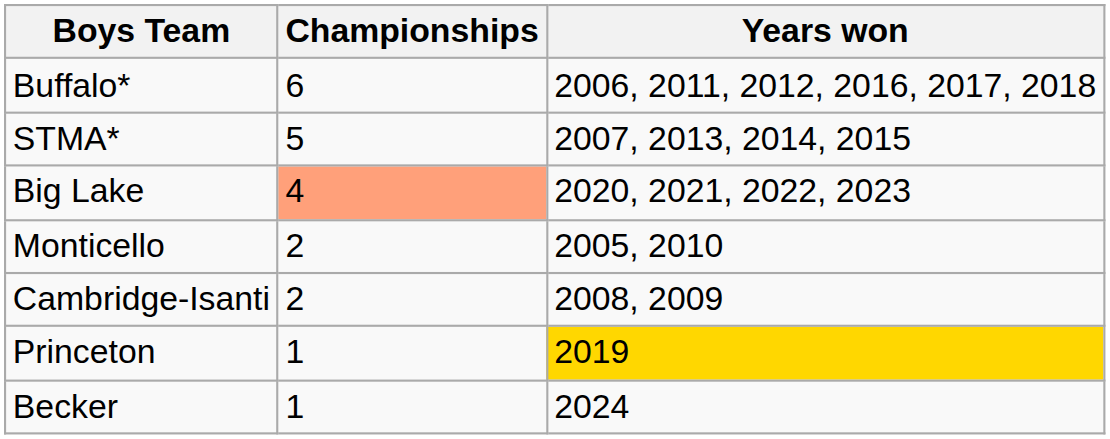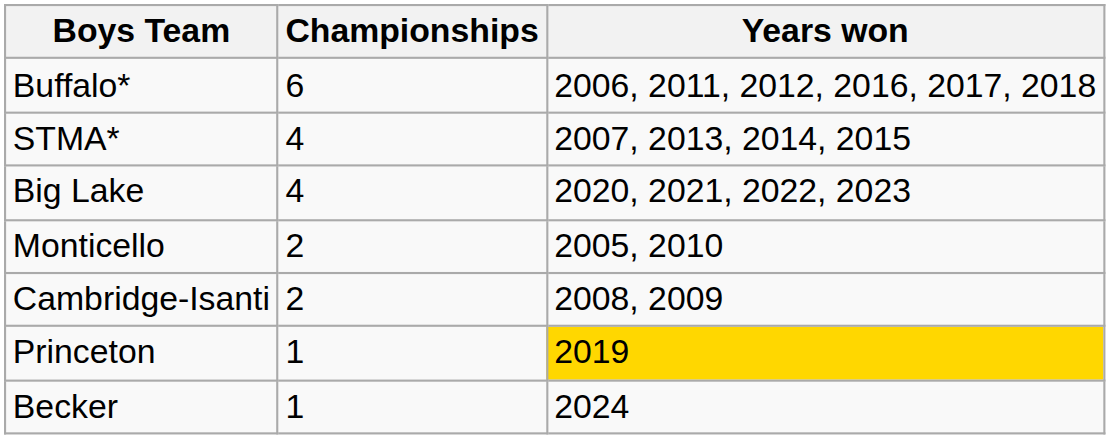(295, 138) 5 -> (295, 138) 4
(295, 191) lightsalmon background -> (295, 191) no background
